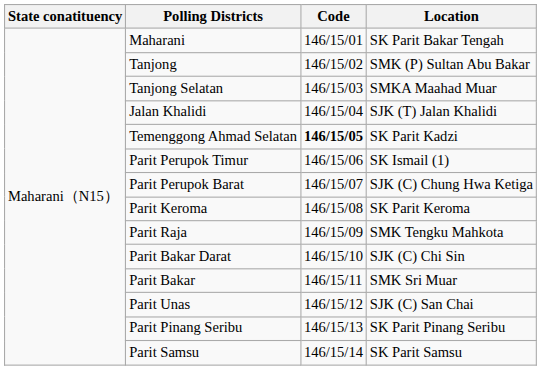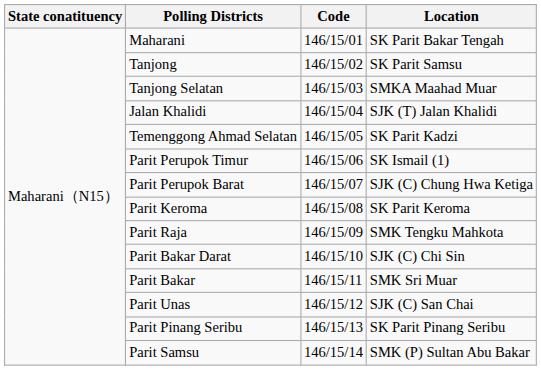(450, 64) SMK (P) Sultan Abu Bakar -> (416, 64) SK Parit Samsu
(333, 136) bold -> (333, 136) normal
(416, 352) SK Parit Samsu -> (450, 352) SMK (P) Sultan Abu Bakar
